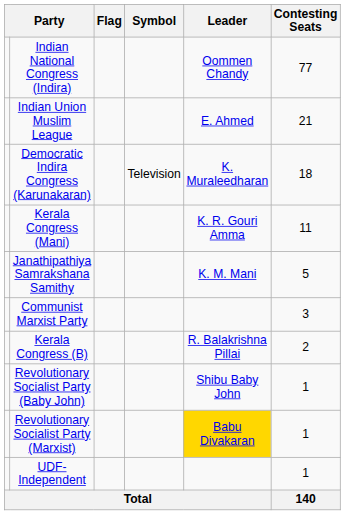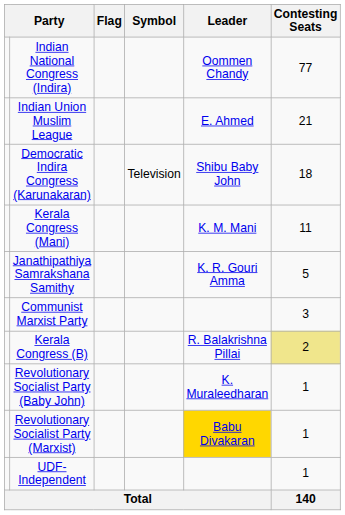(227, 174) K. Muraleedharan -> (227, 174) Shibu Baby John
(227, 228) K. R. Gouri Amma -> (227, 228) K. M. Mani
(227, 274) K. M. Mani -> (227, 274) K. R. Gouri Amma
(306, 347) no background -> (306, 347) khaki background
(227, 387) Shibu Baby John -> (227, 387) K. Muraleedharan
